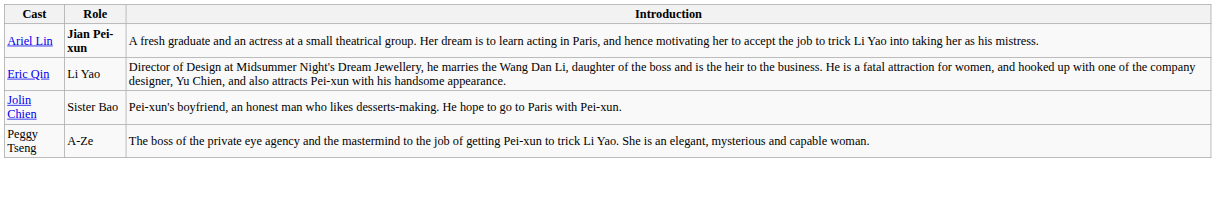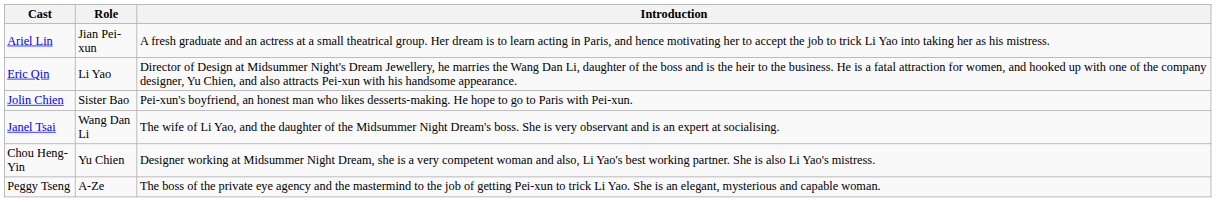(90, 40) bold -> (100, 40) normal
+ row: (31, 127)
+ row: (38, 160)
